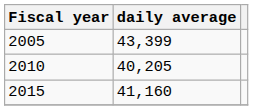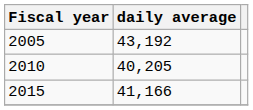(144, 42) 43,399 -> (144, 42) 43,192
(144, 92) 41,160 -> (144, 92) 41,166
